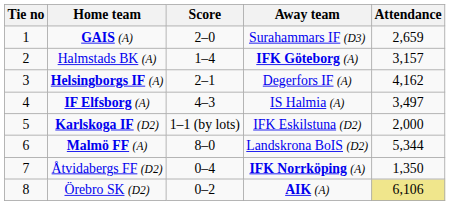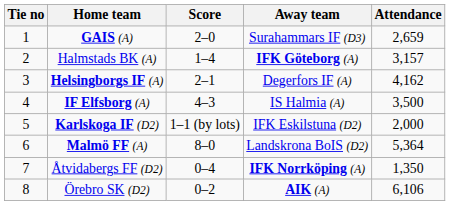(408, 102) 3,497 -> (408, 102) 3,500
(408, 146) 5,344 -> (408, 146) 5,364
(408, 189) khaki background -> (408, 189) no background
